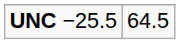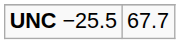(148, 21) 64.5 -> (148, 21) 67.7
